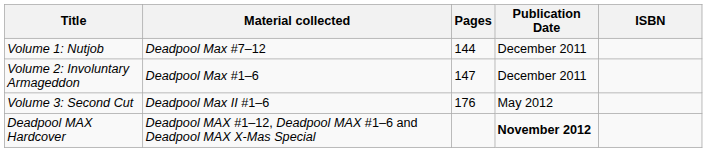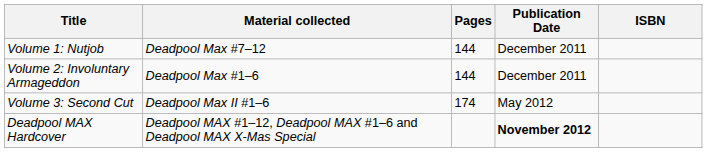(465, 75) 147 -> (465, 75) 144
(465, 103) 176 -> (465, 103) 174
